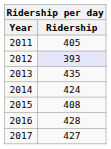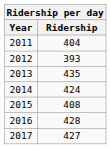(72, 43) 405 -> (72, 43) 404
(72, 58) lavender background -> (72, 58) no background
